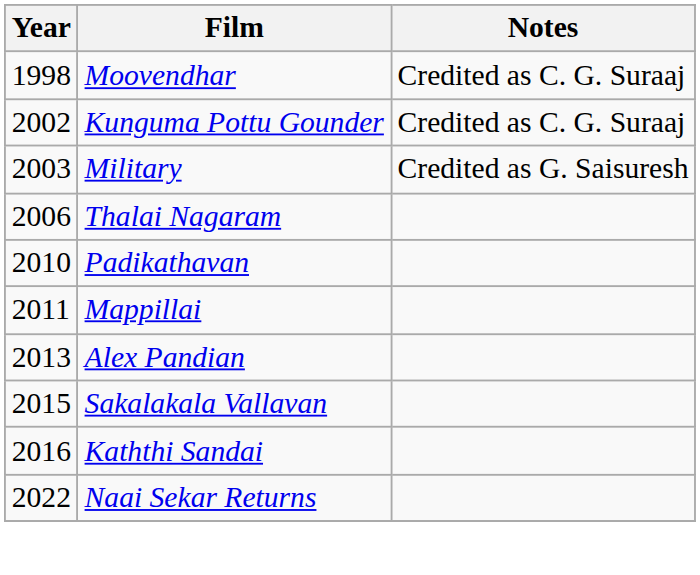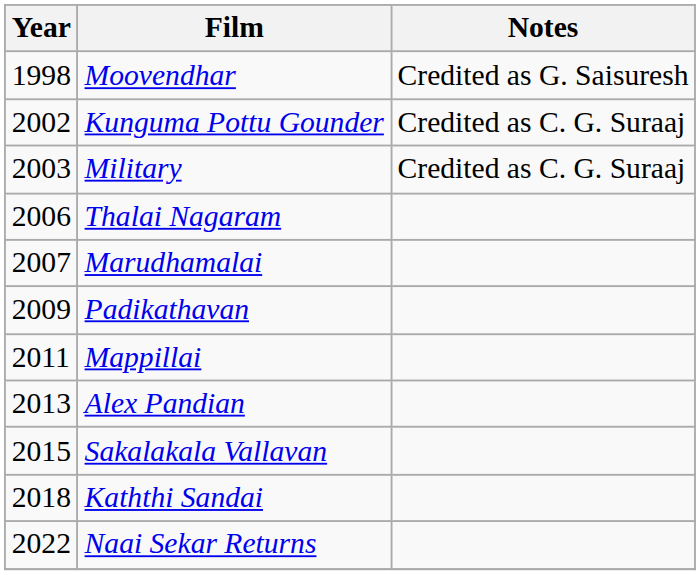(541, 74) Credited as C. G. Suraaj -> (543, 74) Credited as G. Saisuresh
(543, 168) Credited as G. Saisuresh -> (541, 168) Credited as C. G. Suraaj
+ row: (173, 262)
(41, 262) 2010 -> (41, 309) 2009
(41, 450) 2016 -> (41, 497) 2018
